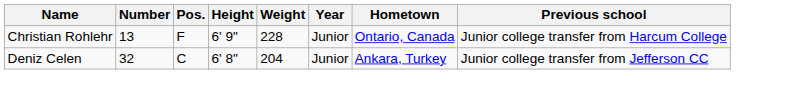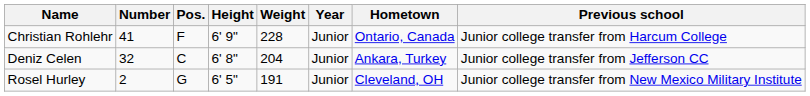(126, 36) 13 -> (126, 36) 41
+ row: (46, 79)
